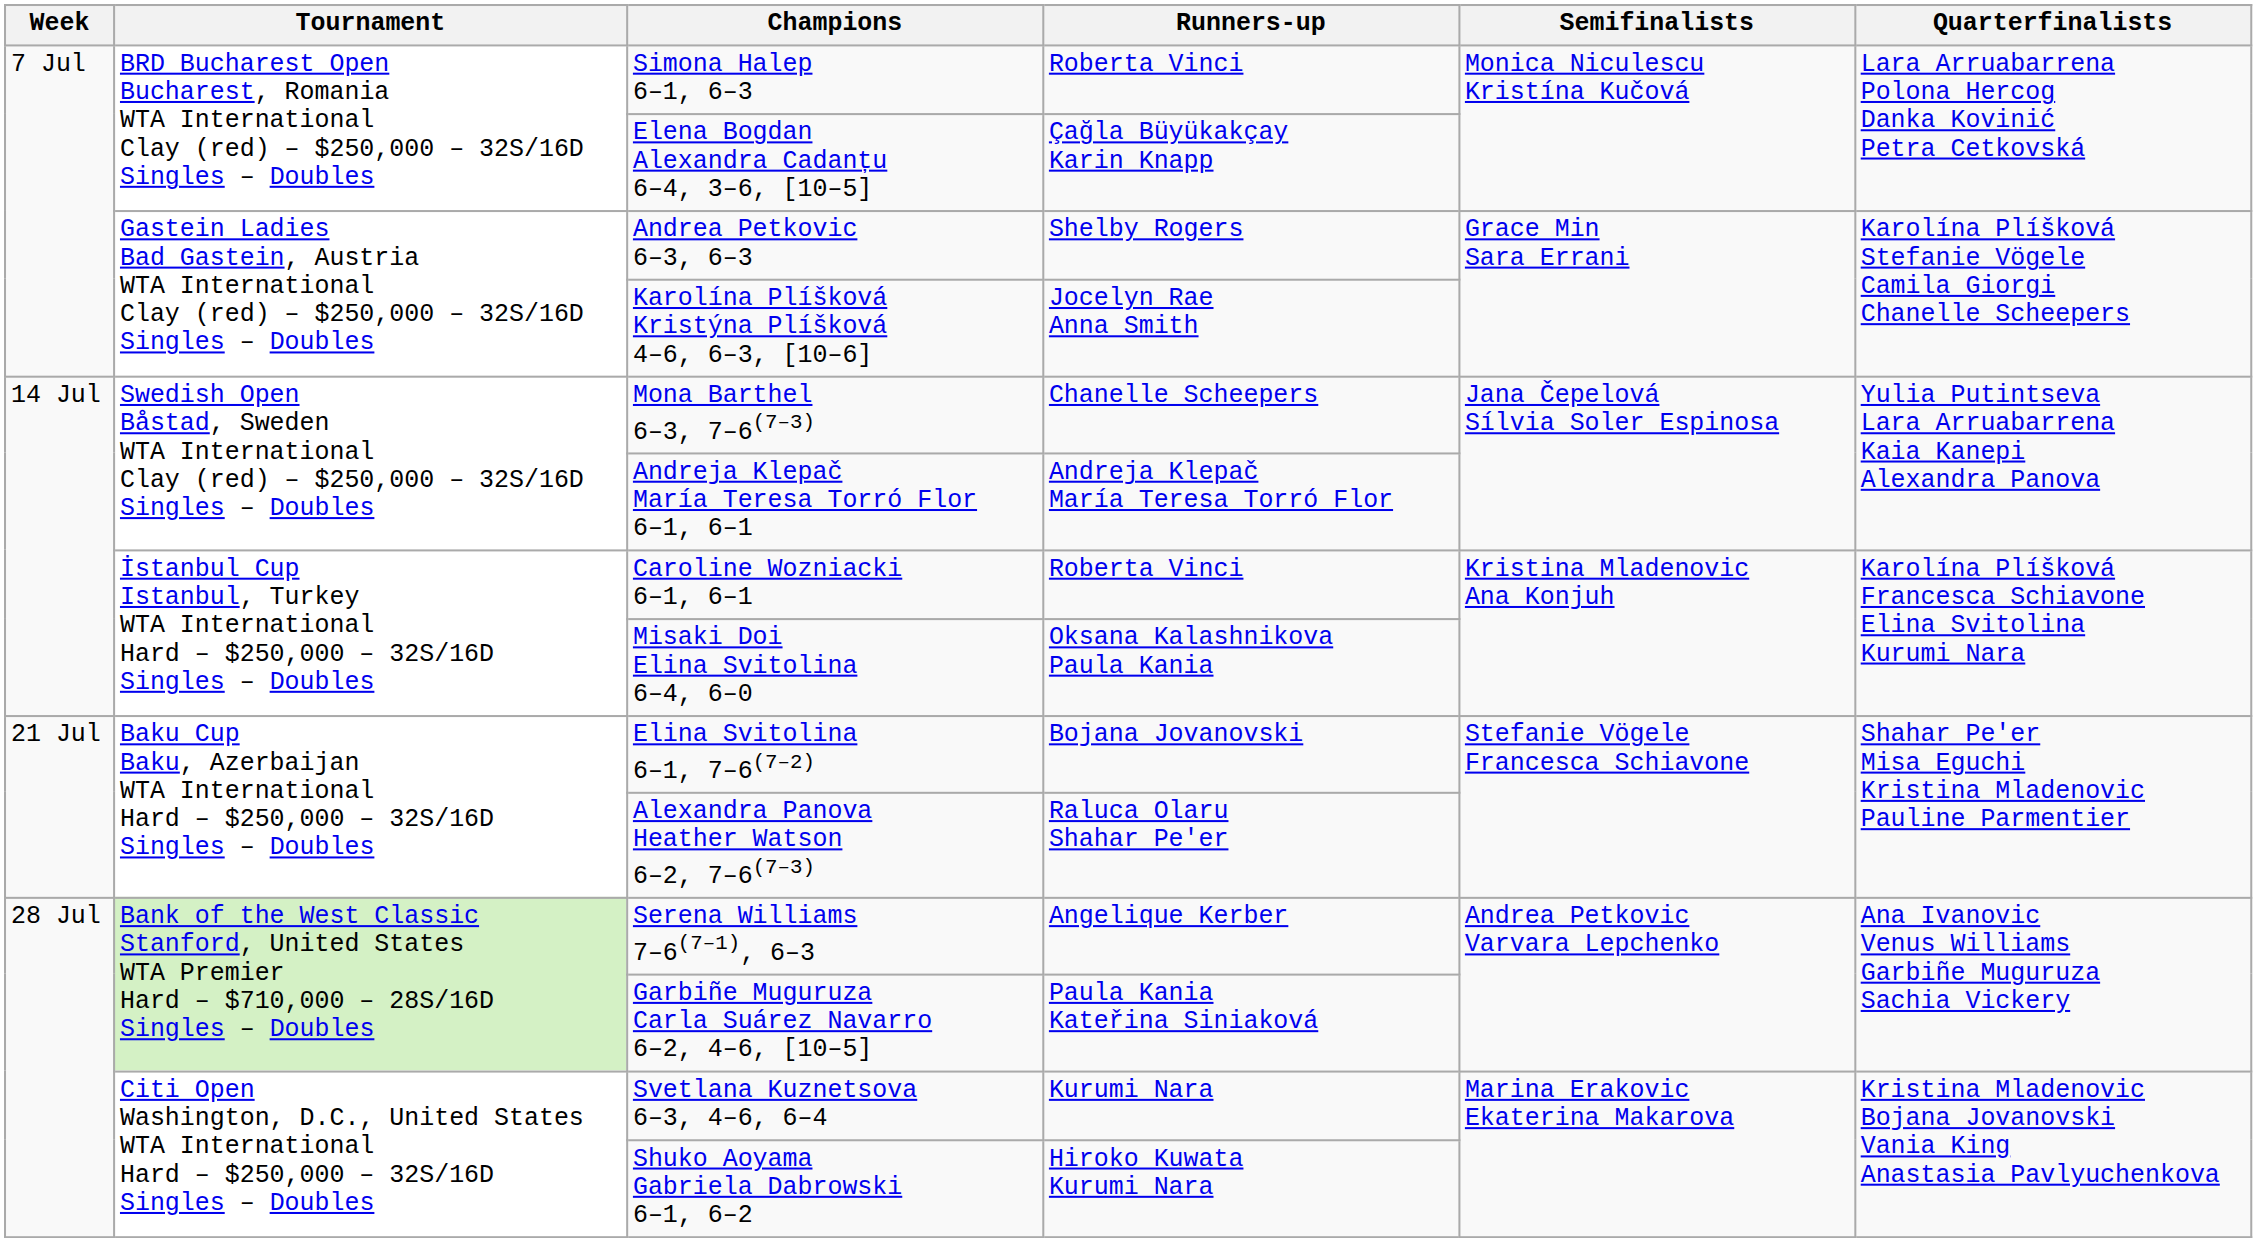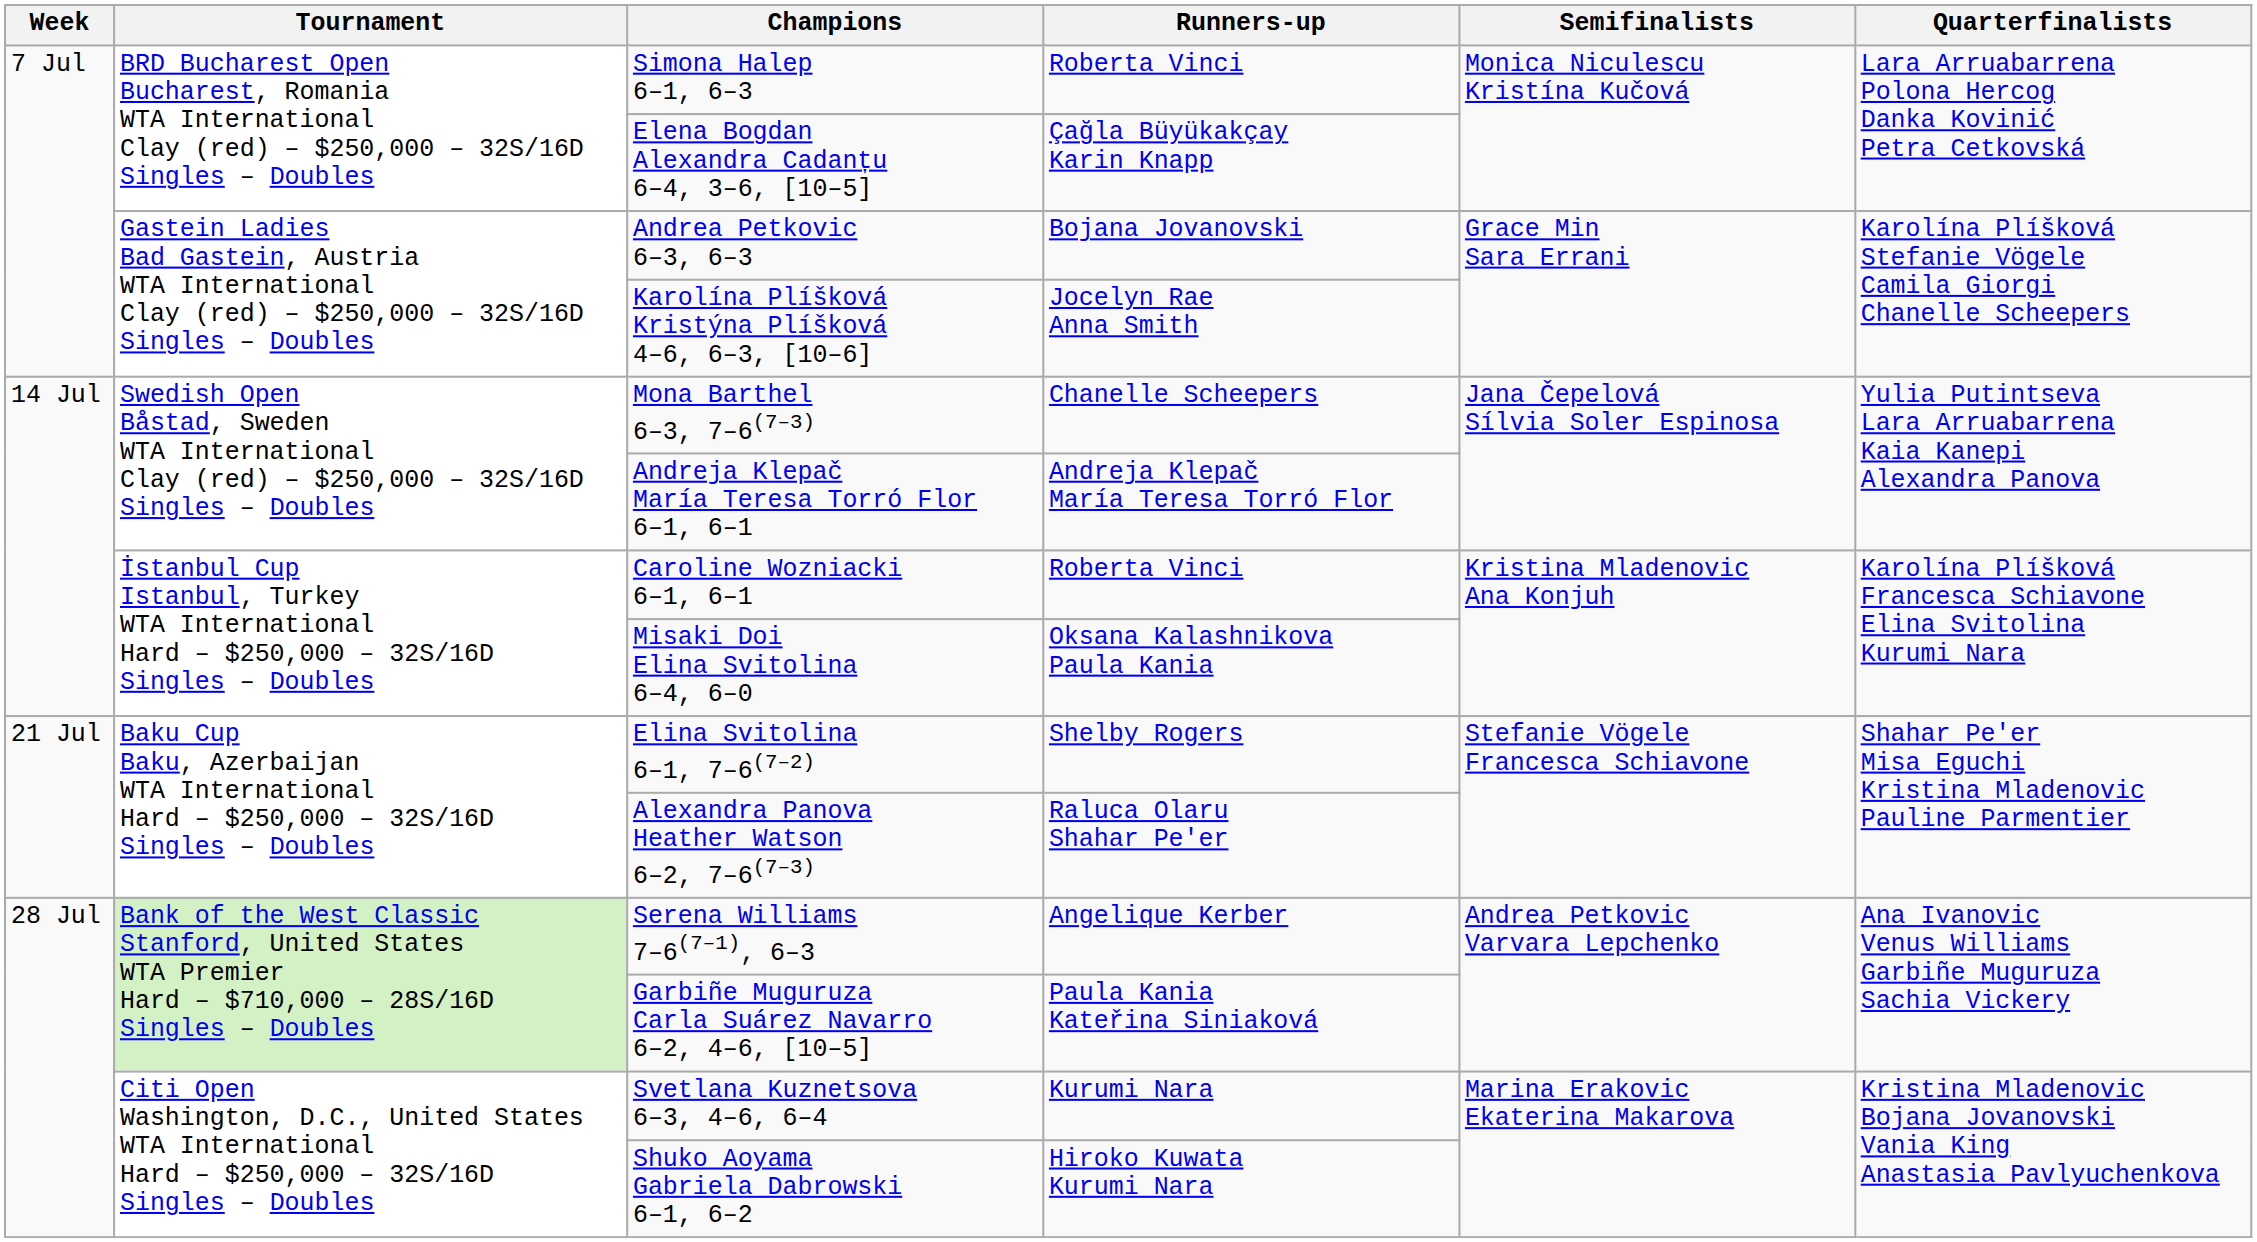(1146, 231) Shelby Rogers -> (1176, 231) Bojana Jovanovski
(1176, 736) Bojana Jovanovski -> (1146, 736) Shelby Rogers
